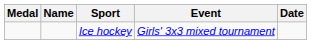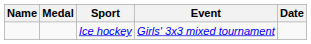columns swapped: (23, 13) <-> (59, 13)
